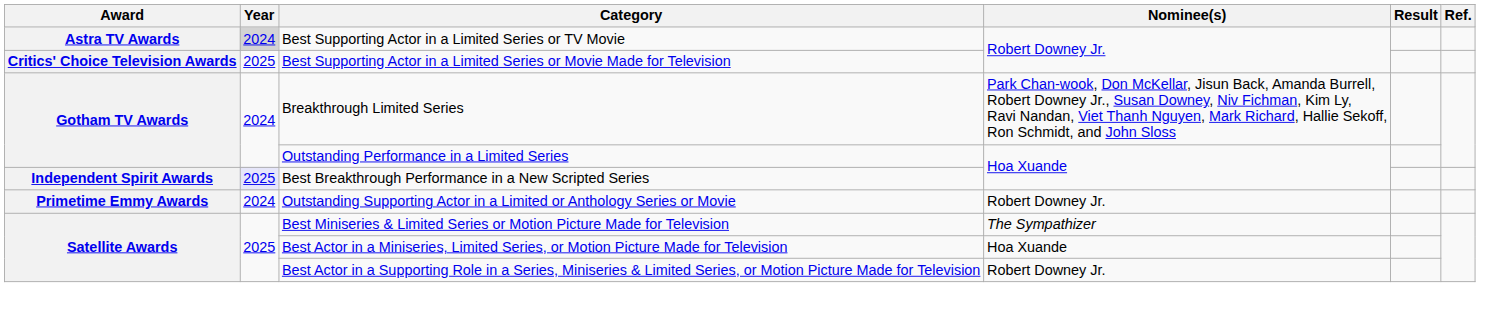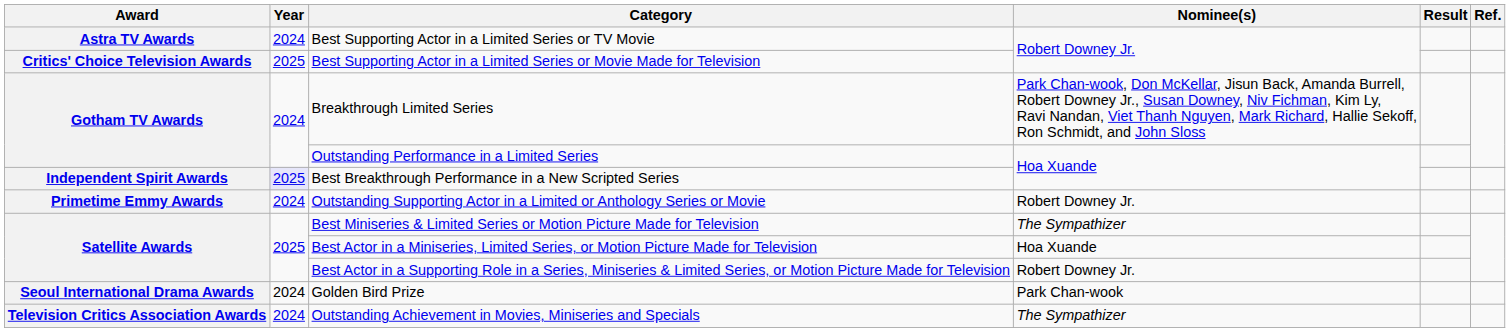(259, 38) lightgrey background -> (289, 38) no background
+ row: (368, 292)
+ row: (506, 315)
